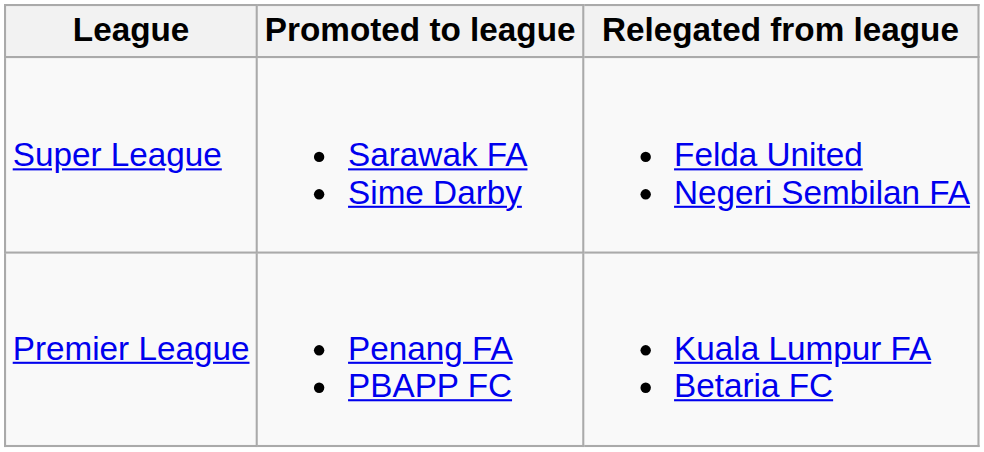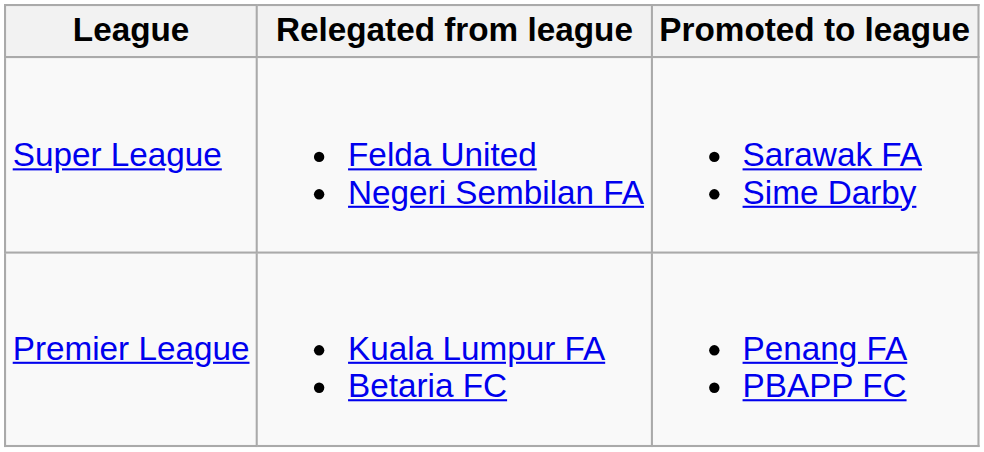columns swapped: (420, 30) <-> (780, 30)
